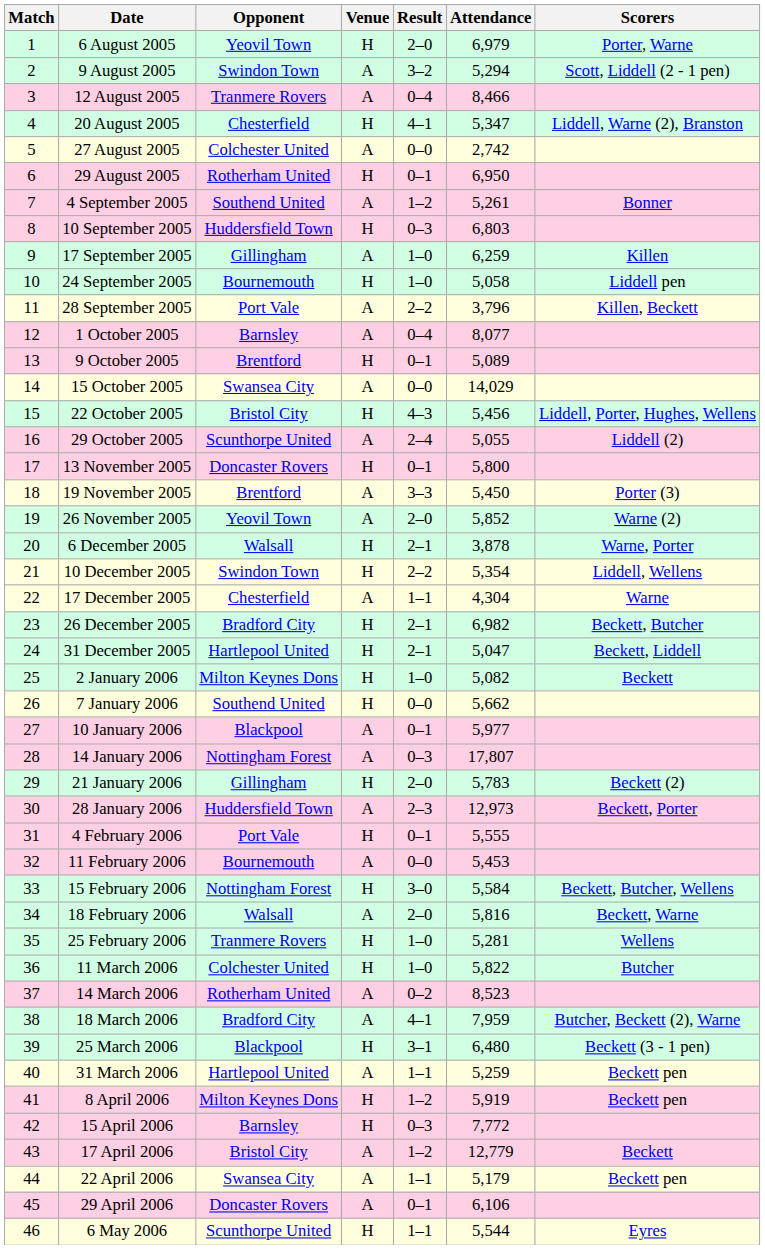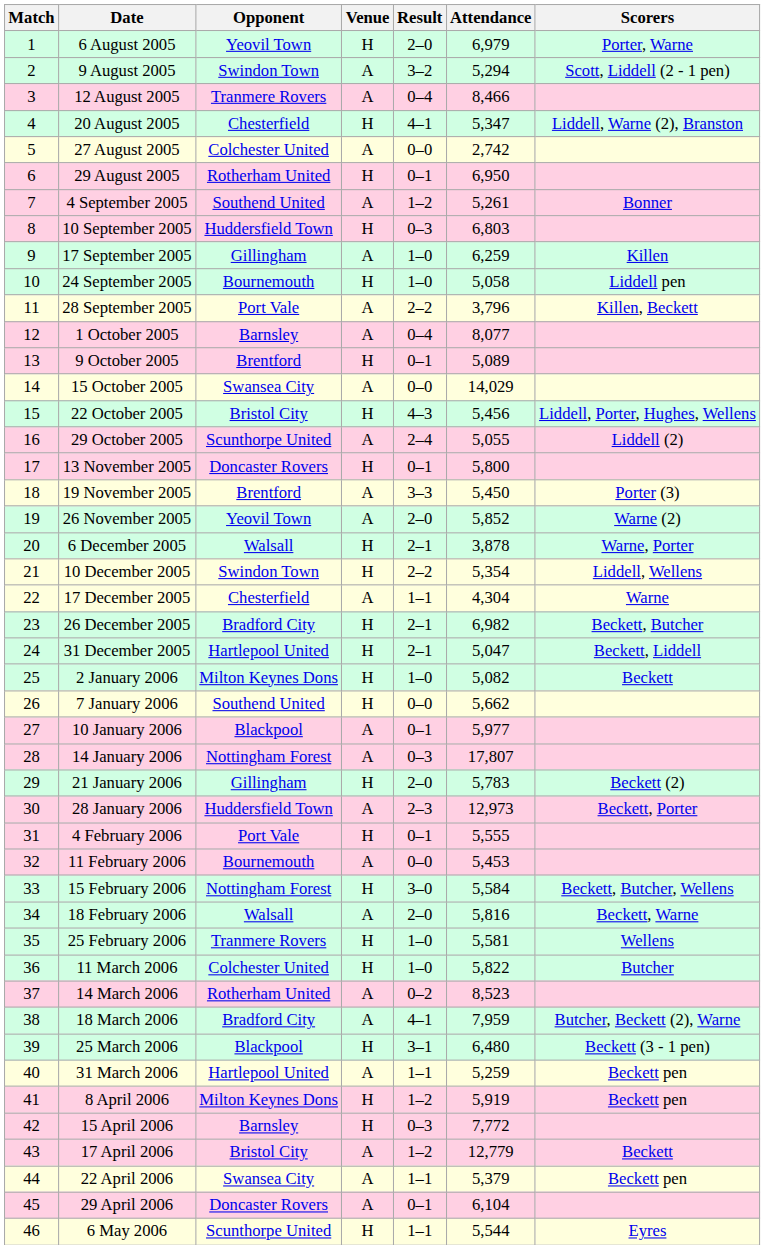(491, 941) 5,281 -> (491, 941) 5,581
(491, 1178) 5,179 -> (491, 1178) 5,379
(491, 1205) 6,106 -> (491, 1205) 6,104
